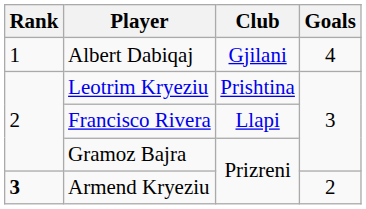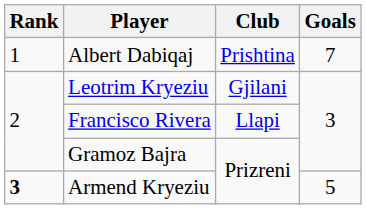(258, 54) Gjilani -> (258, 54) Prishtina
(330, 54) 4 -> (330, 54) 7
(258, 87) Prishtina -> (258, 87) Gjilani
(330, 187) 2 -> (330, 187) 5
